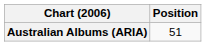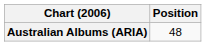(175, 31) 51 -> (175, 31) 48
